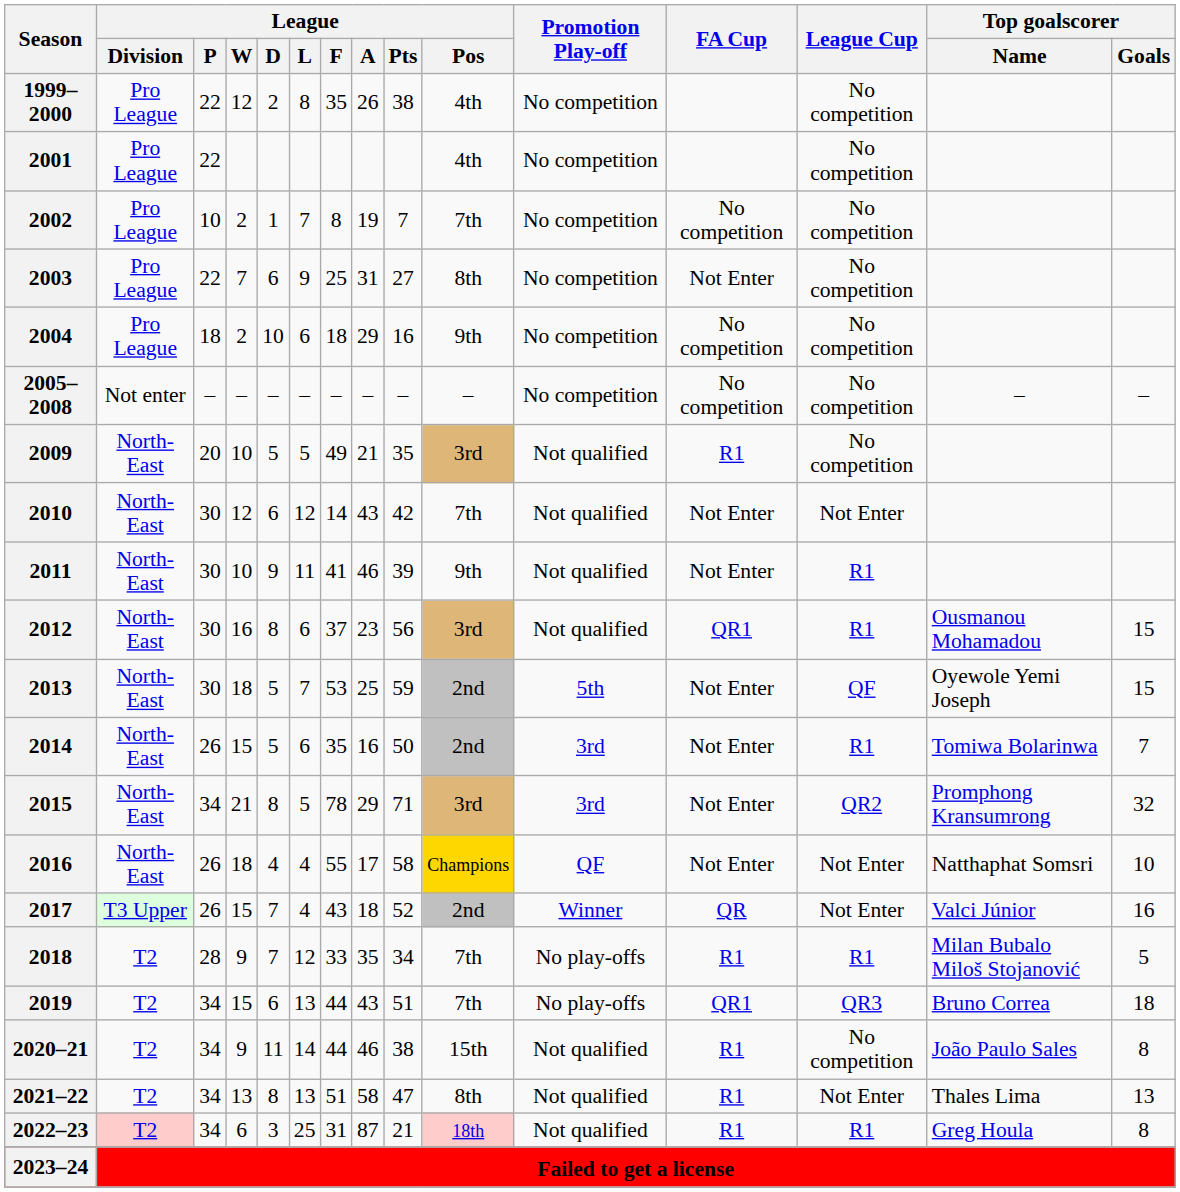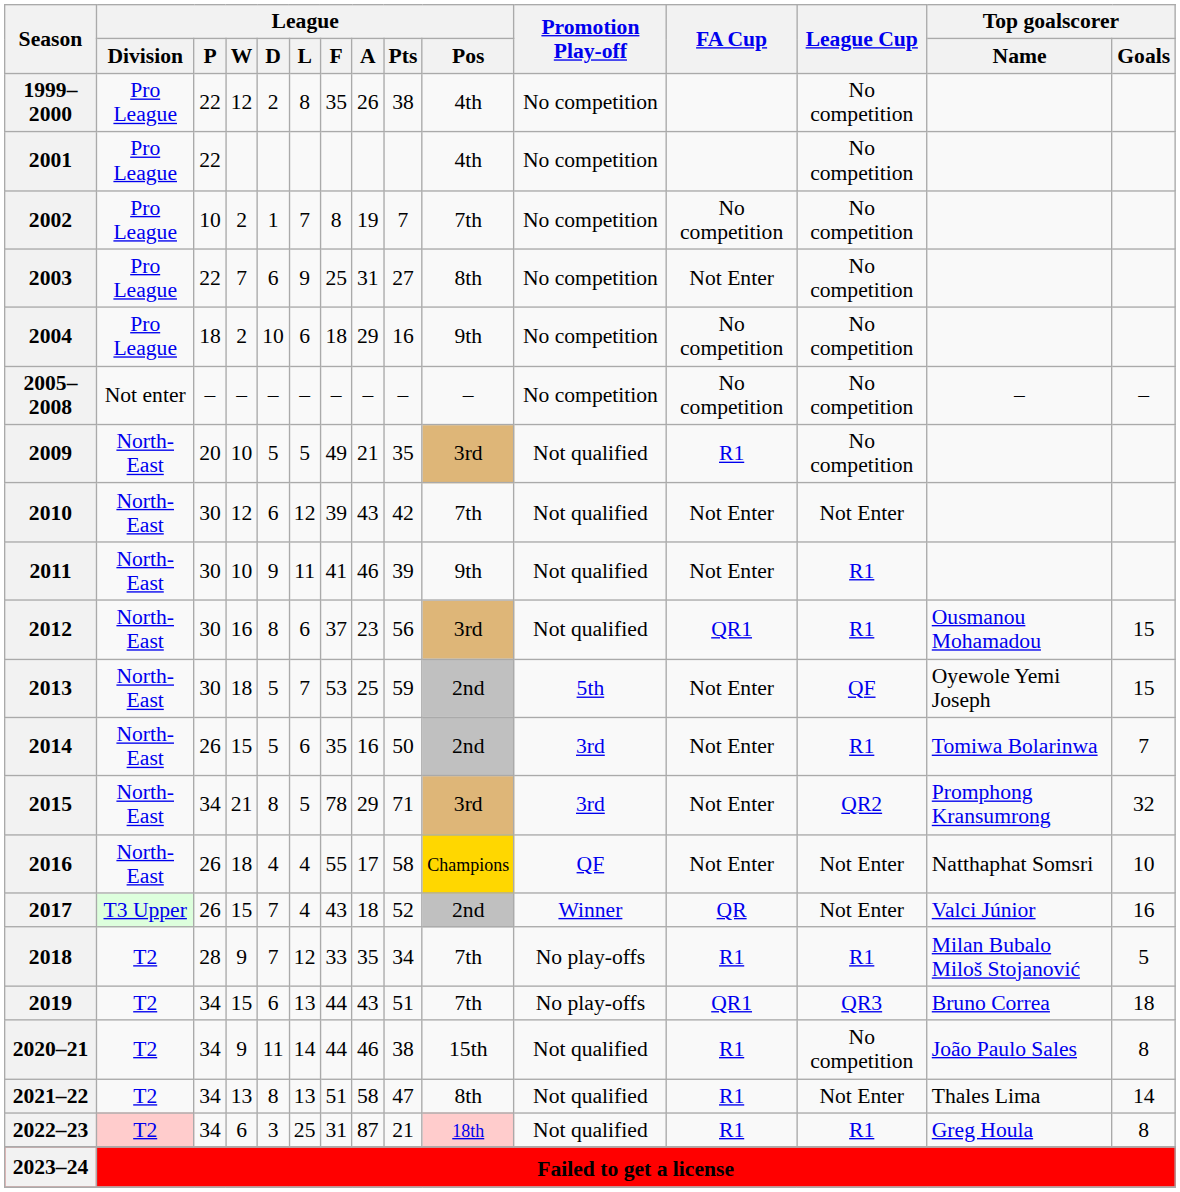(336, 512) 14 -> (336, 512) 39
(1144, 1095) 13 -> (1144, 1095) 14
